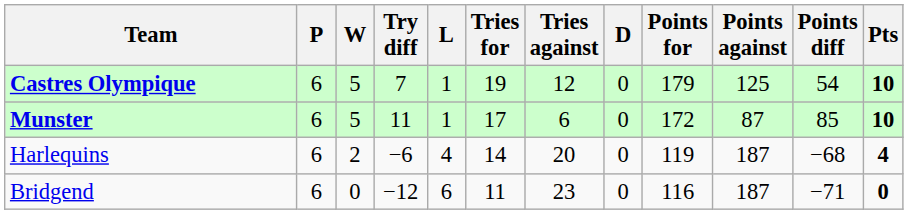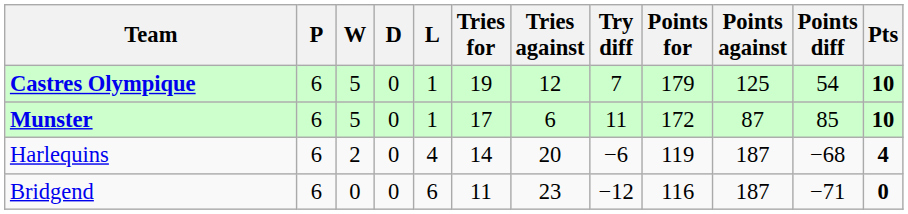columns swapped: (623, 35) <-> (401, 35)
